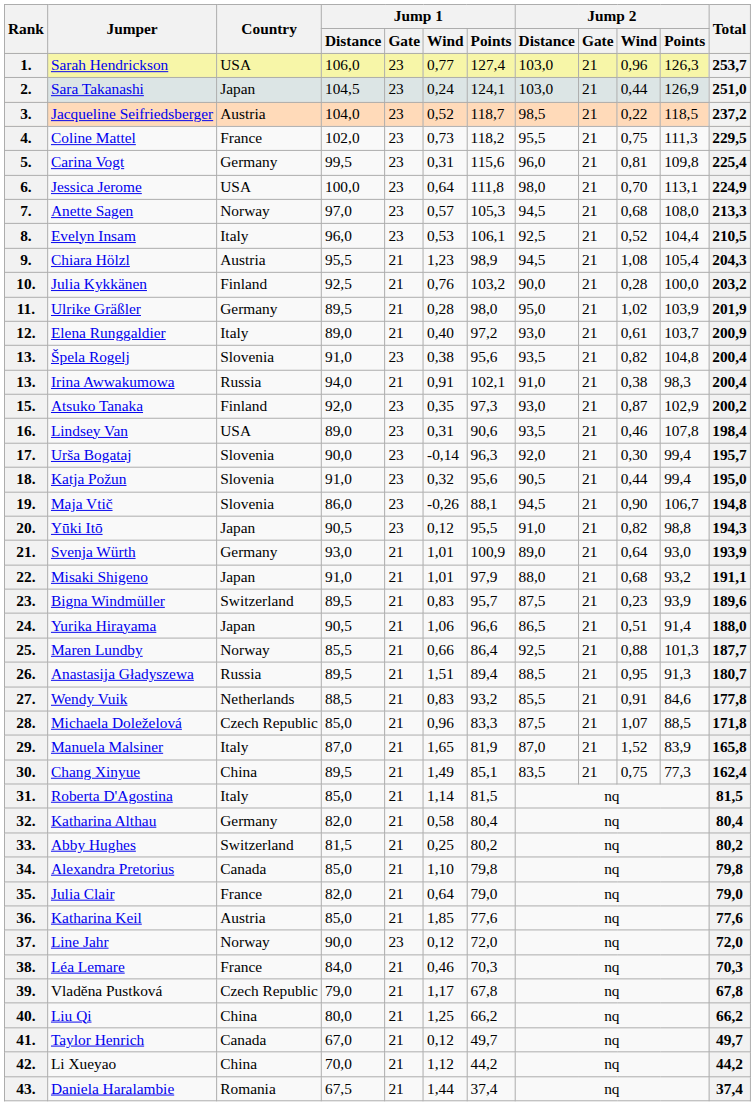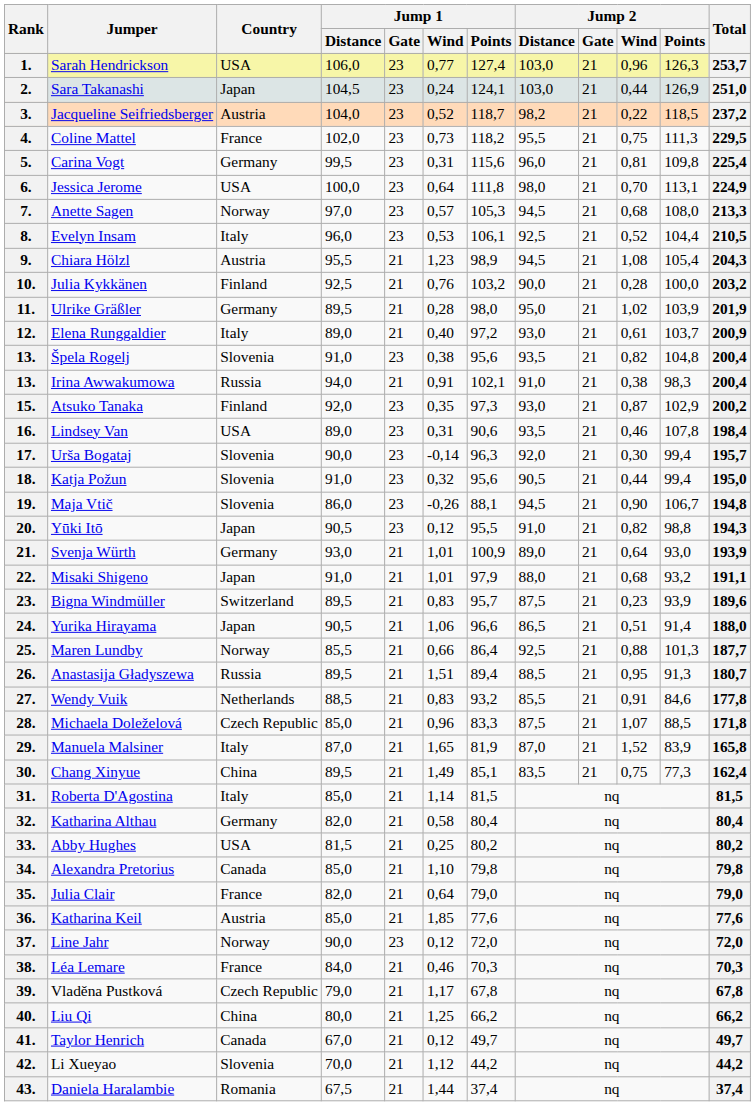(532, 114) 98,5 -> (532, 114) 98,2
(257, 844) Switzerland -> (236, 844) USA
(239, 1064) China -> (247, 1064) Slovenia
